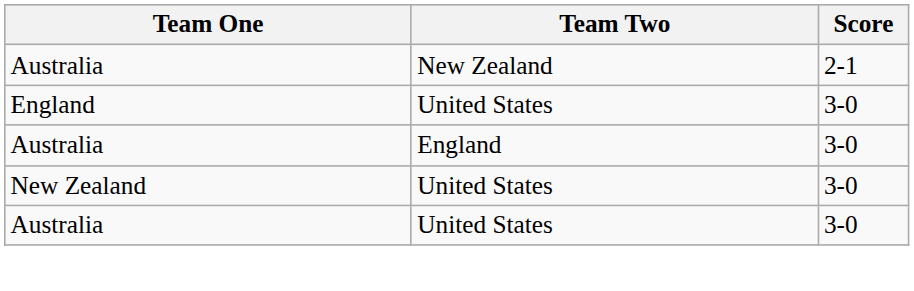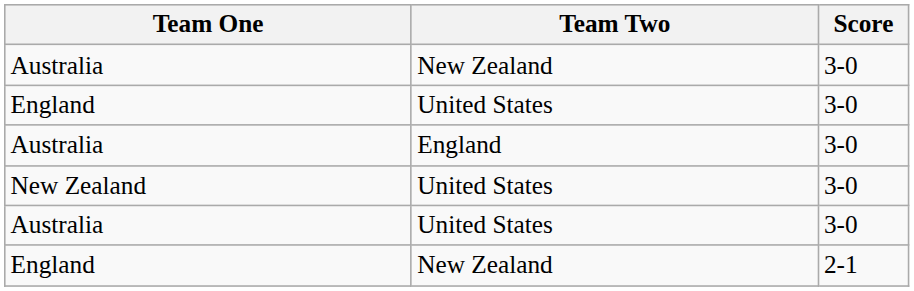(841, 64) 2-1 -> (841, 64) 3-0
+ row: (53, 265)
